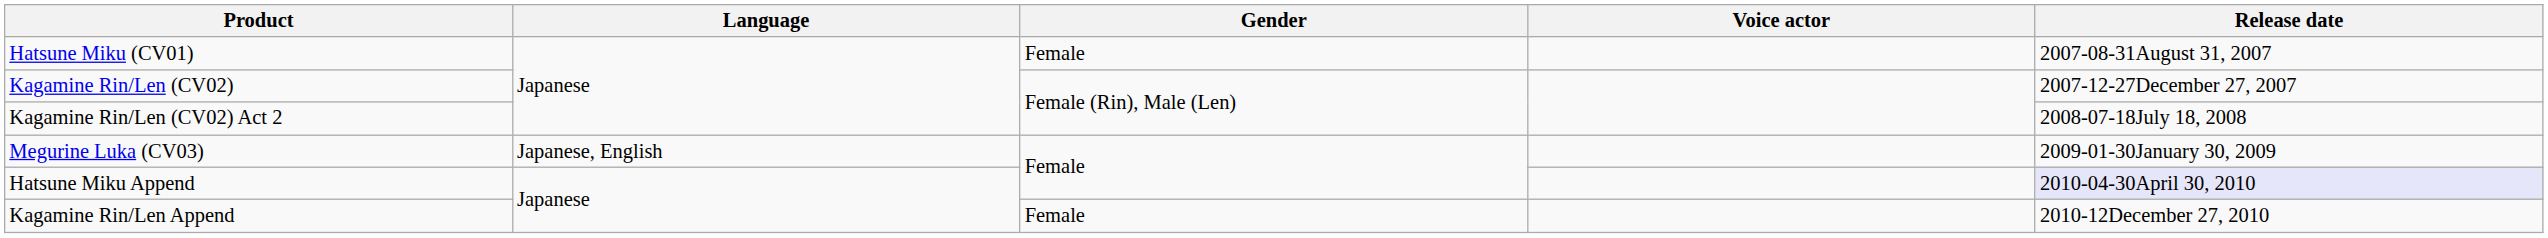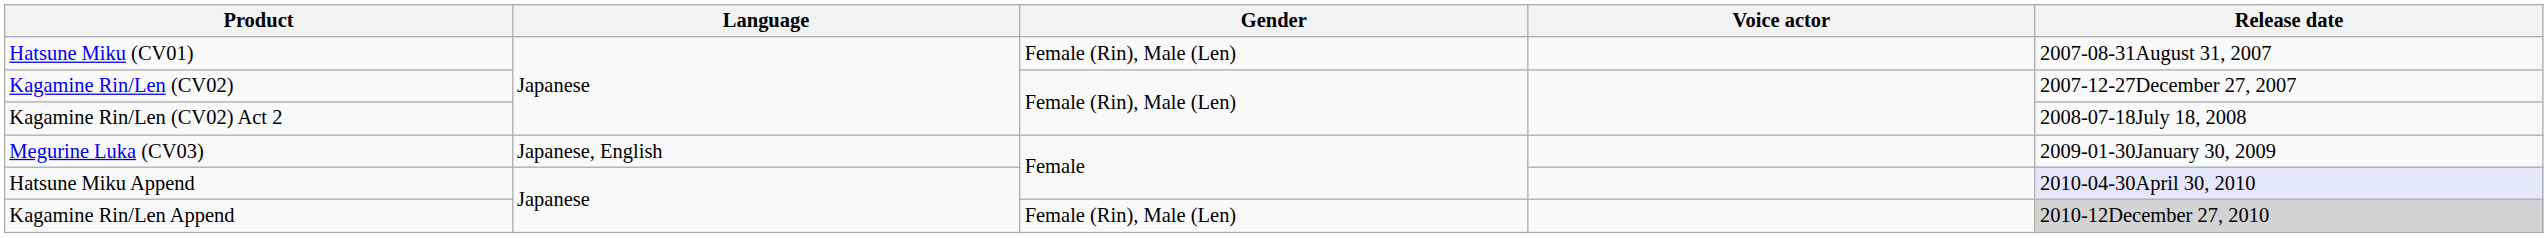(1055, 53) Female -> (1130, 53) Female (Rin), Male (Len)
(1055, 215) Female -> (1130, 215) Female (Rin), Male (Len)
(2155, 215) no background -> (2155, 215) lightgrey background
